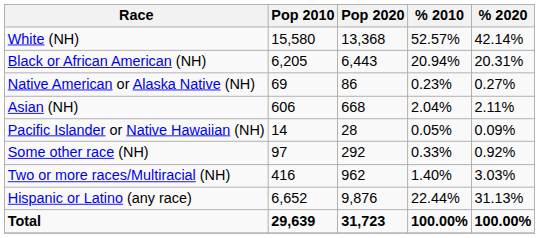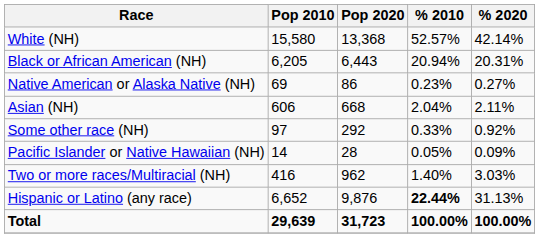rows swapped: (136, 130) <-> (78, 152)
(435, 198) normal -> (435, 198) bold
